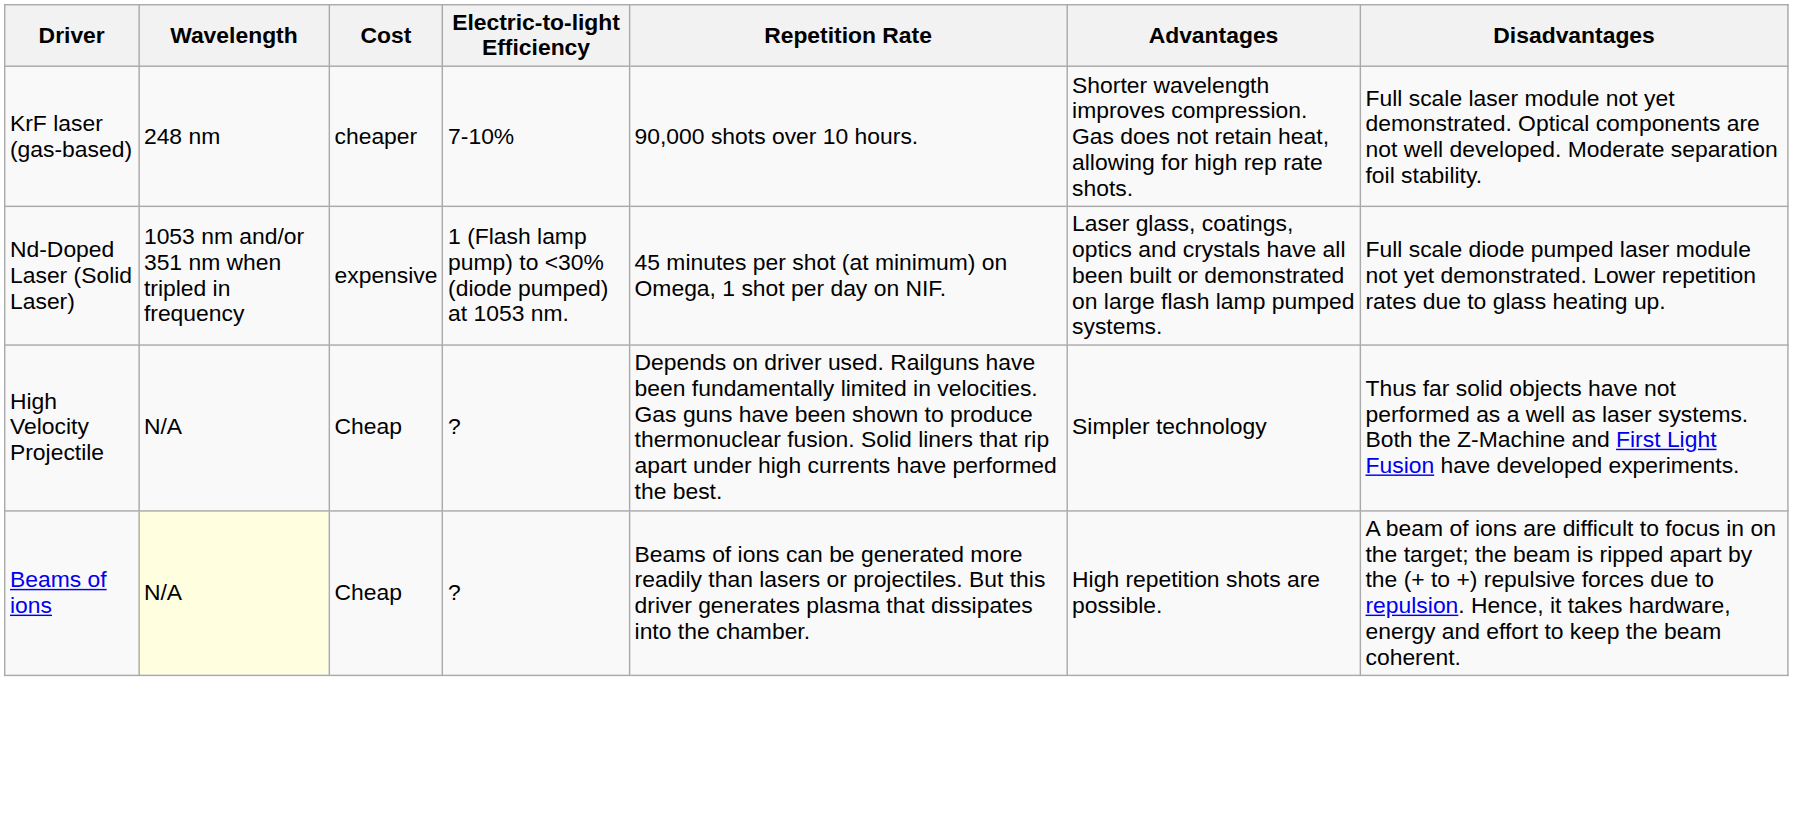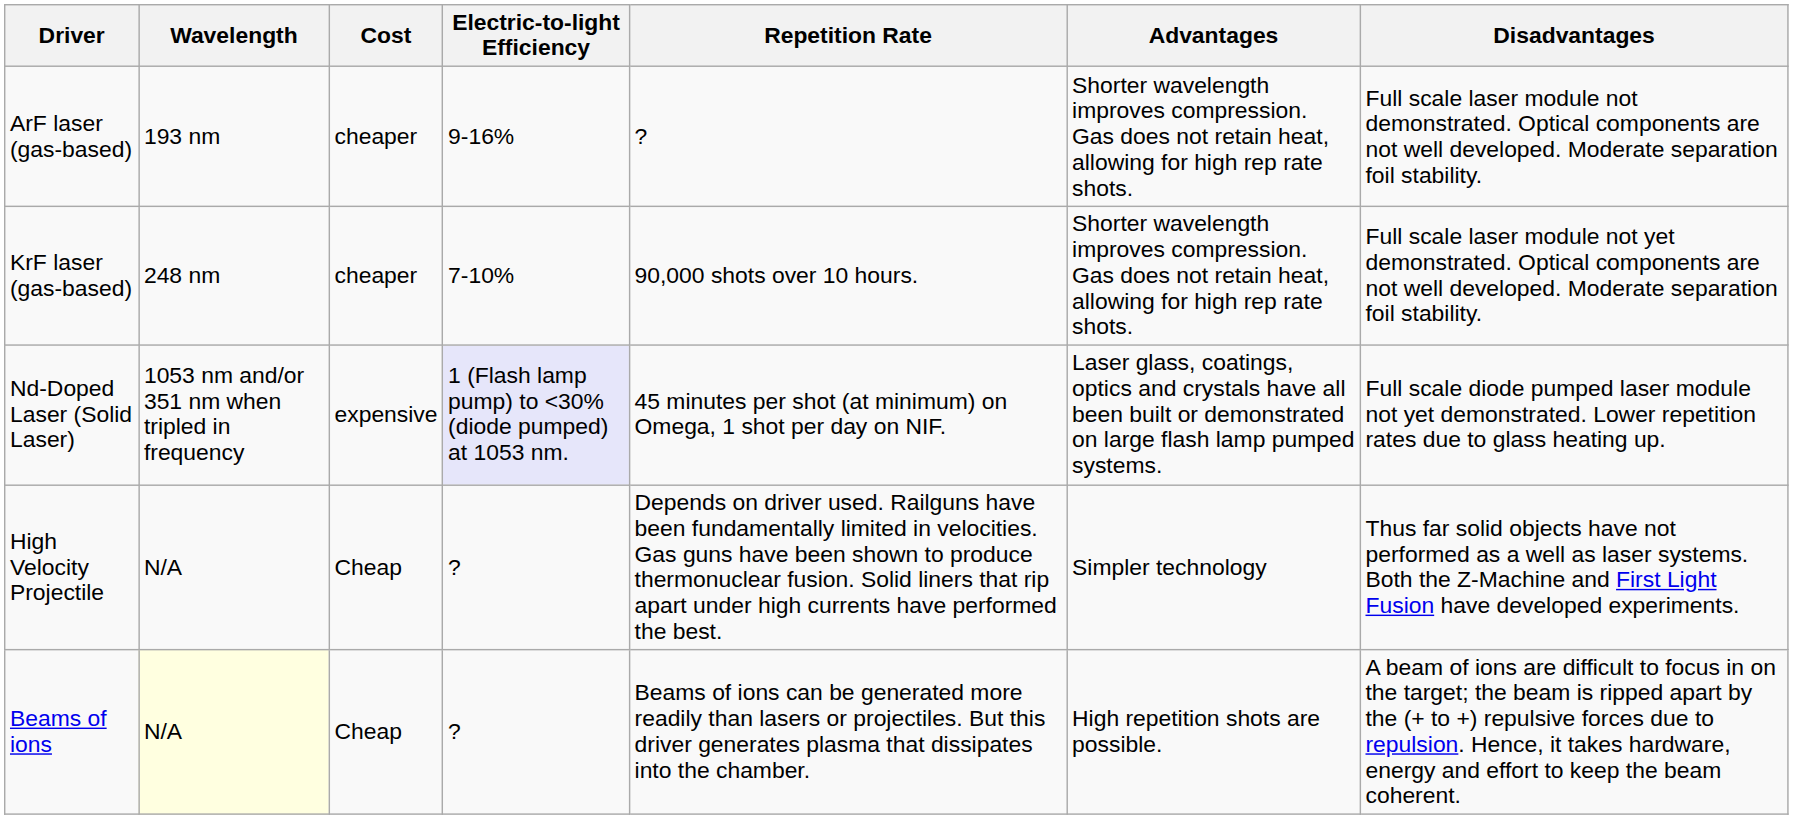+ row: (71, 136)
(528, 275) no background -> (528, 414) lavender background
